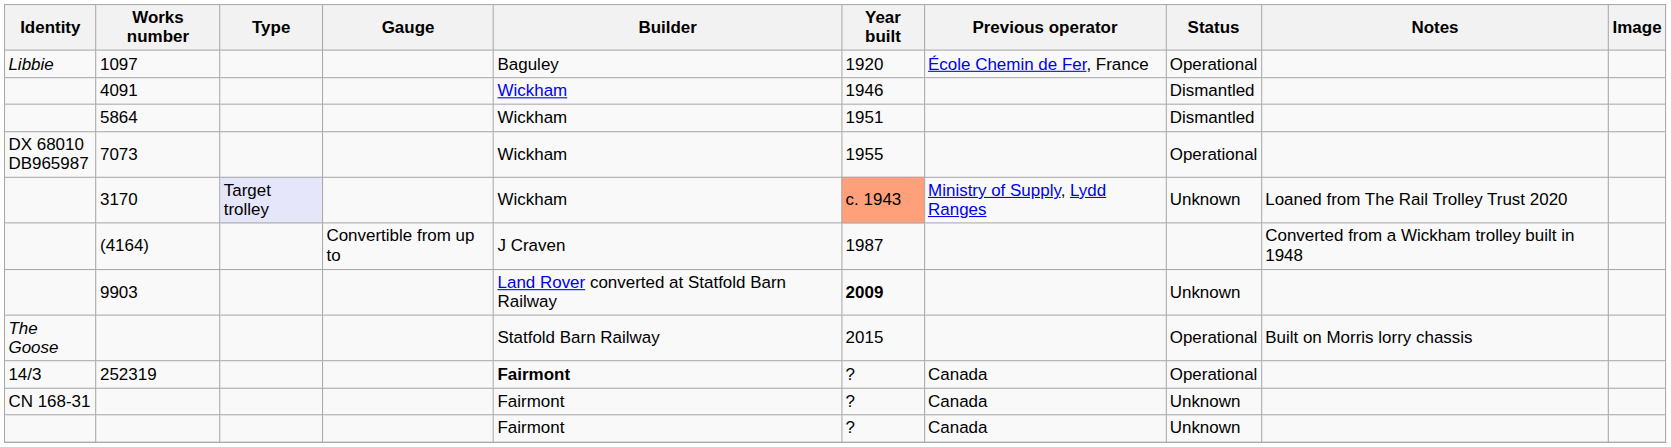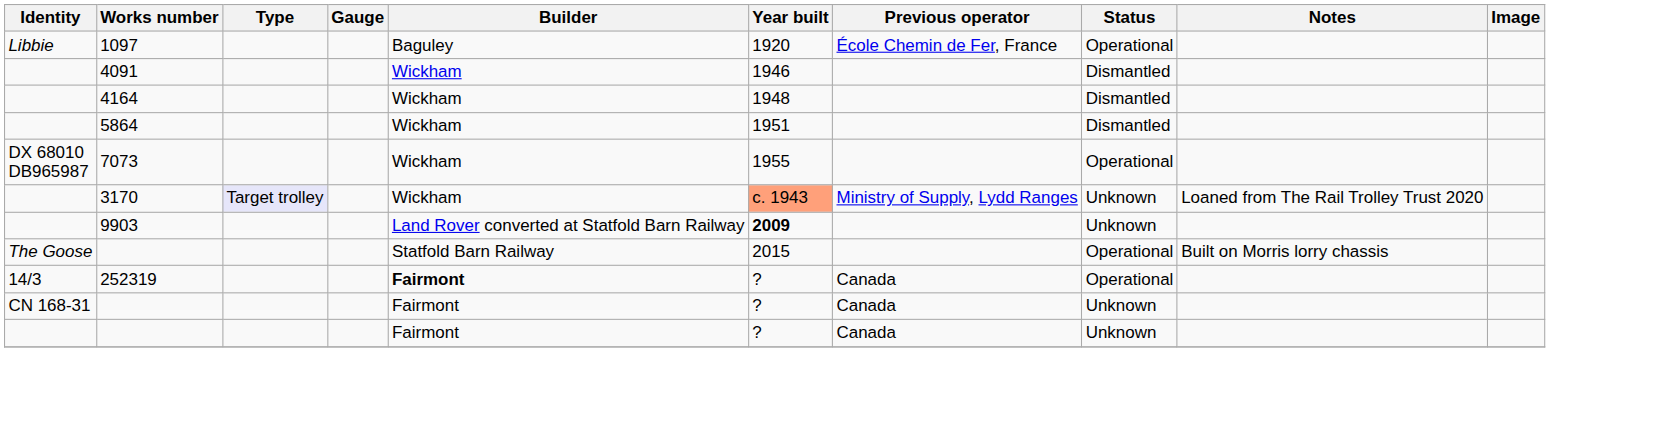+ row: (50, 99)
- row: (50, 246)
